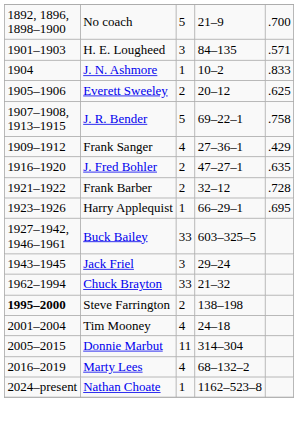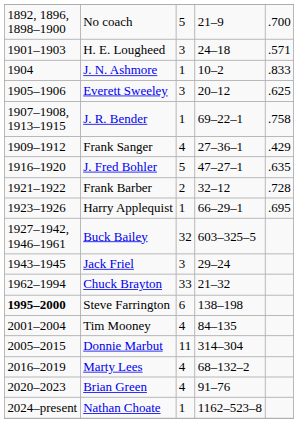(217, 49) 84–135 -> (214, 49) 24–18
(182, 91) 2 -> (182, 91) 3
(182, 118) 5 -> (182, 118) 1
(182, 167) 2 -> (182, 167) 5
(185, 236) 33 -> (185, 236) 32
(182, 305) 2 -> (182, 305) 6
(214, 325) 24–18 -> (217, 325) 84–135
+ row: (115, 387)
